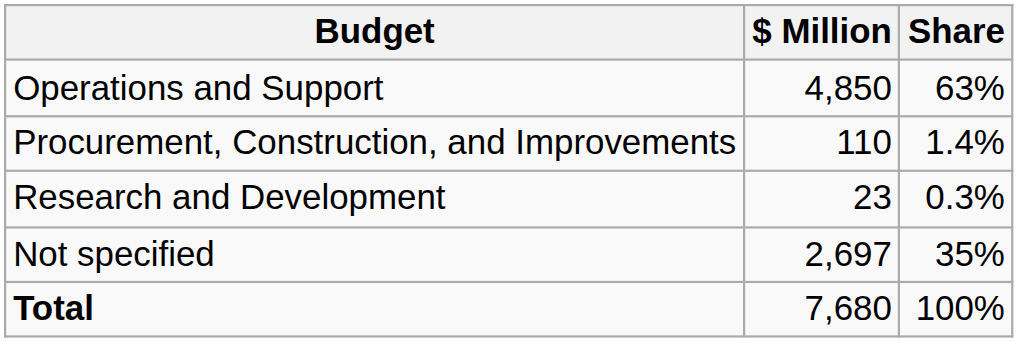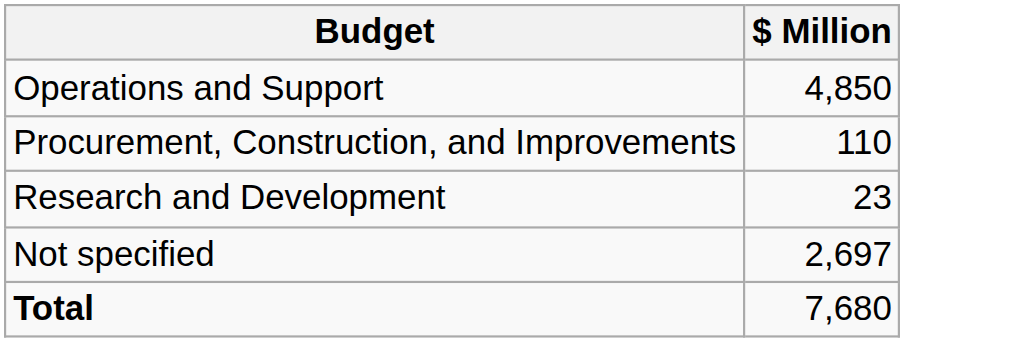- column: (956, 32)
